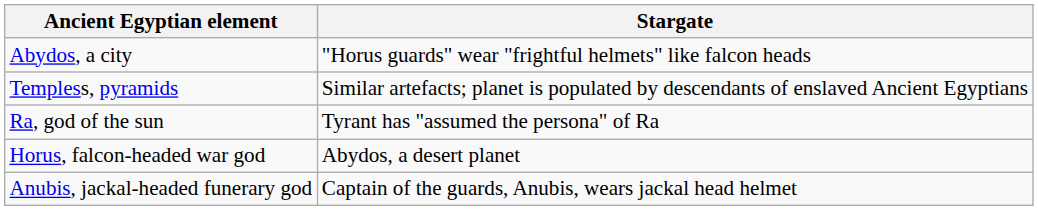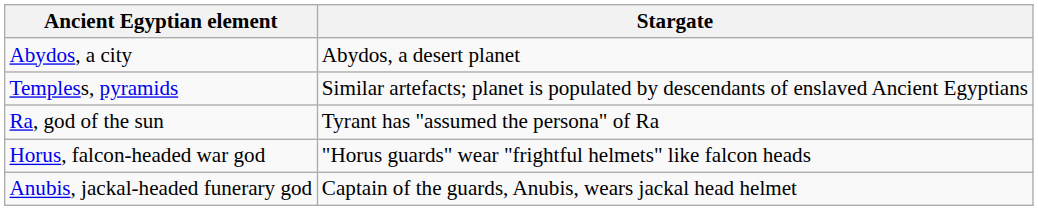(566, 54) "Horus guards" wear "frightful helmets" like falcon heads -> (421, 54) Abydos, a desert planet
(421, 155) Abydos, a desert planet -> (566, 155) "Horus guards" wear "frightful helmets" like falcon heads
